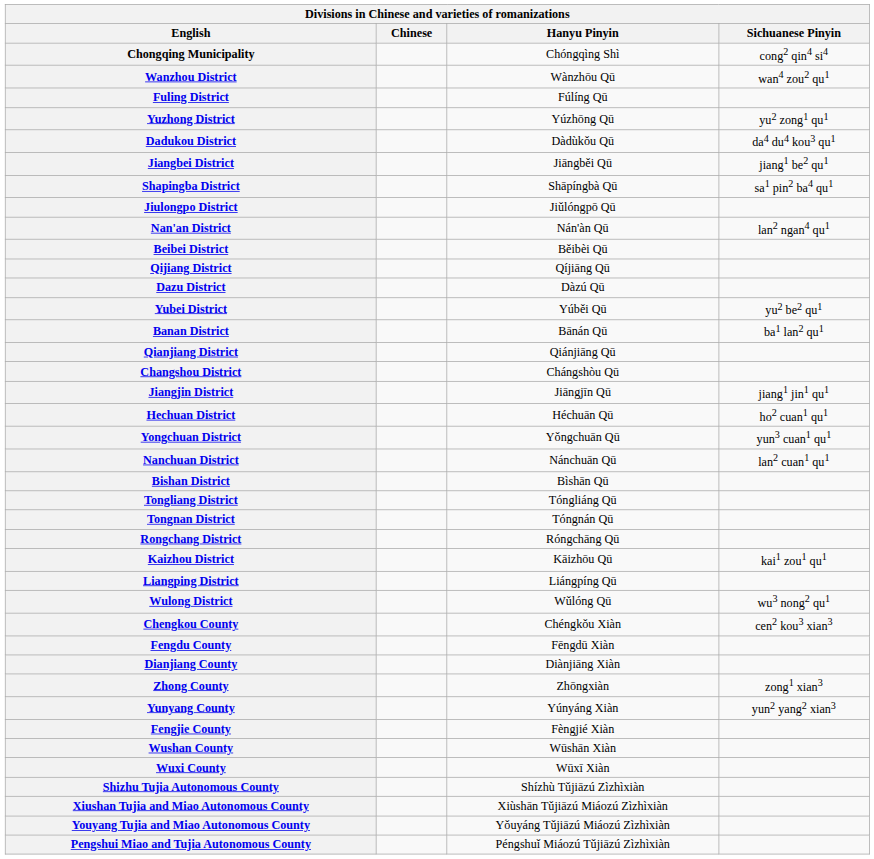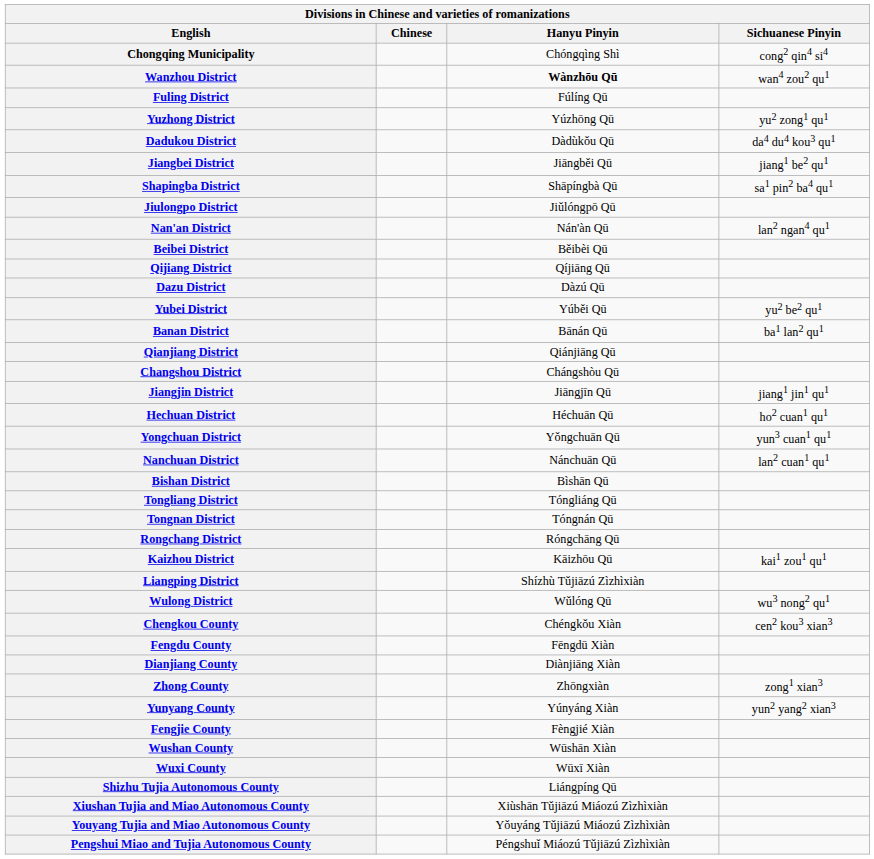(583, 76) normal -> (583, 76) bold
(583, 580) Liángpíng Qū -> (583, 580) Shízhù Tǔjiāzú Zìzhìxiàn
(583, 786) Shízhù Tǔjiāzú Zìzhìxiàn -> (583, 786) Liángpíng Qū
